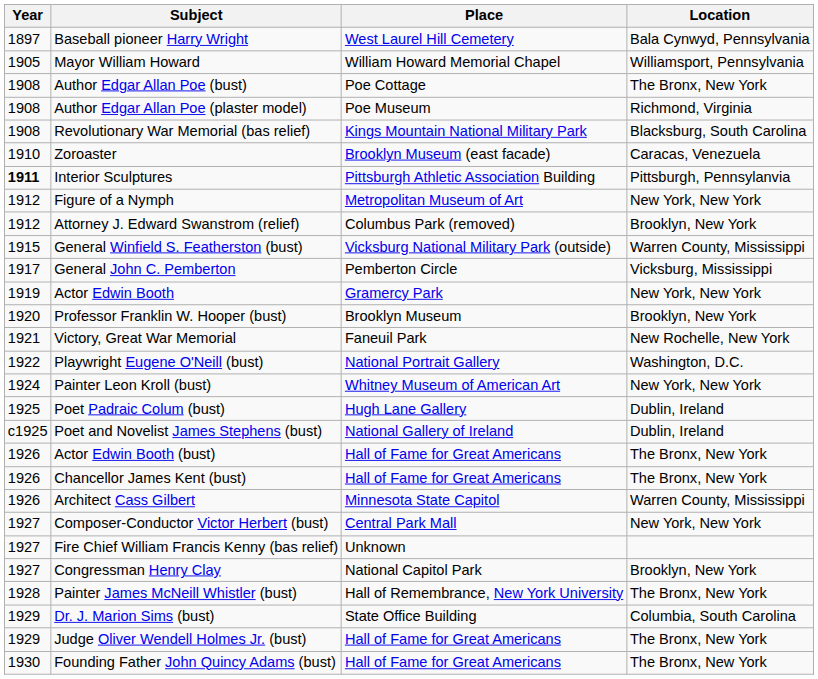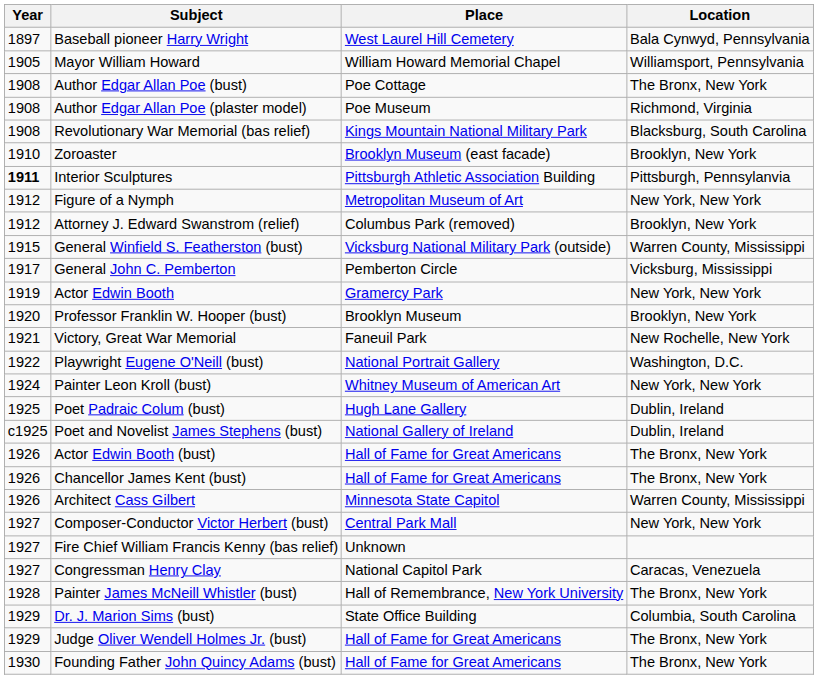(695, 154) Caracas, Venezuela -> (693, 154) Brooklyn, New York
(693, 570) Brooklyn, New York -> (695, 570) Caracas, Venezuela
